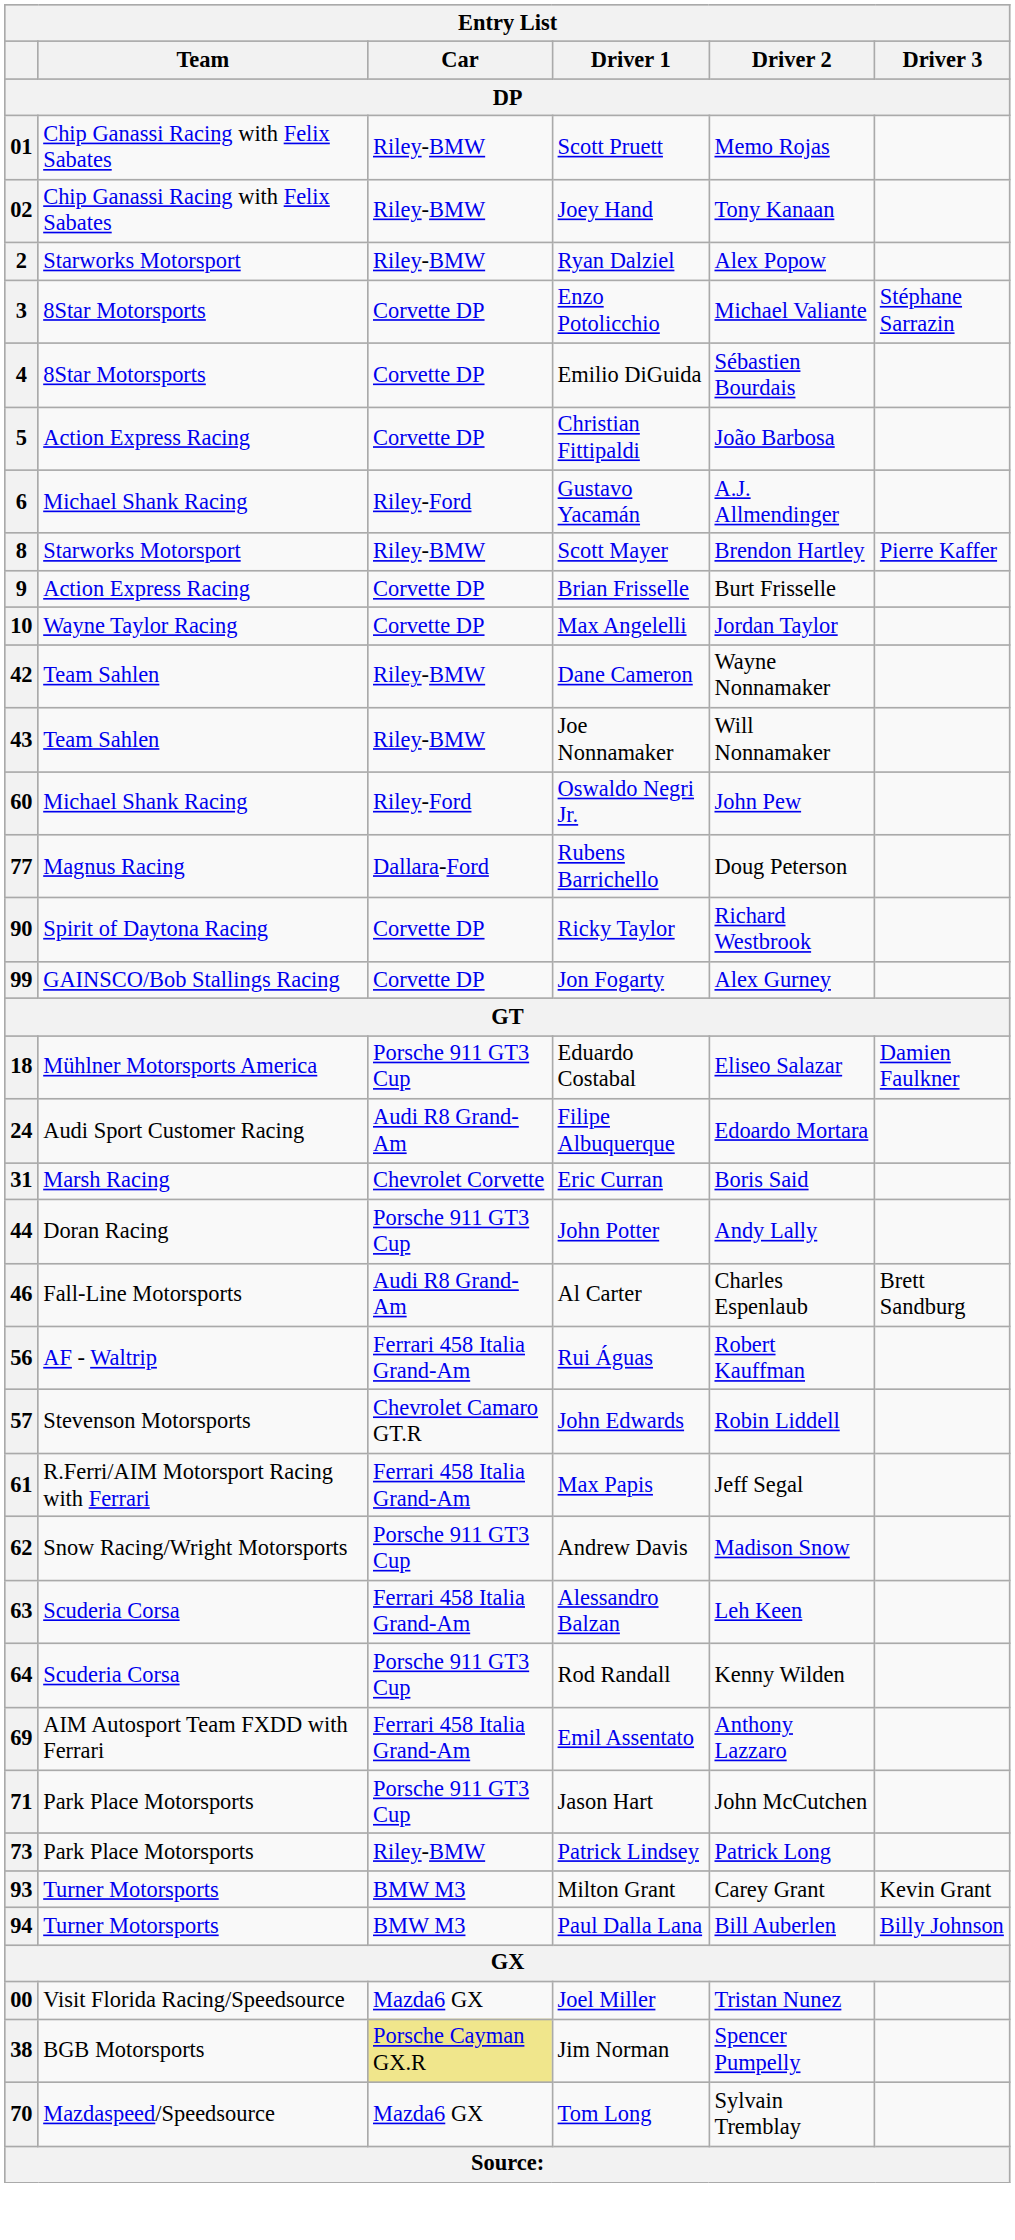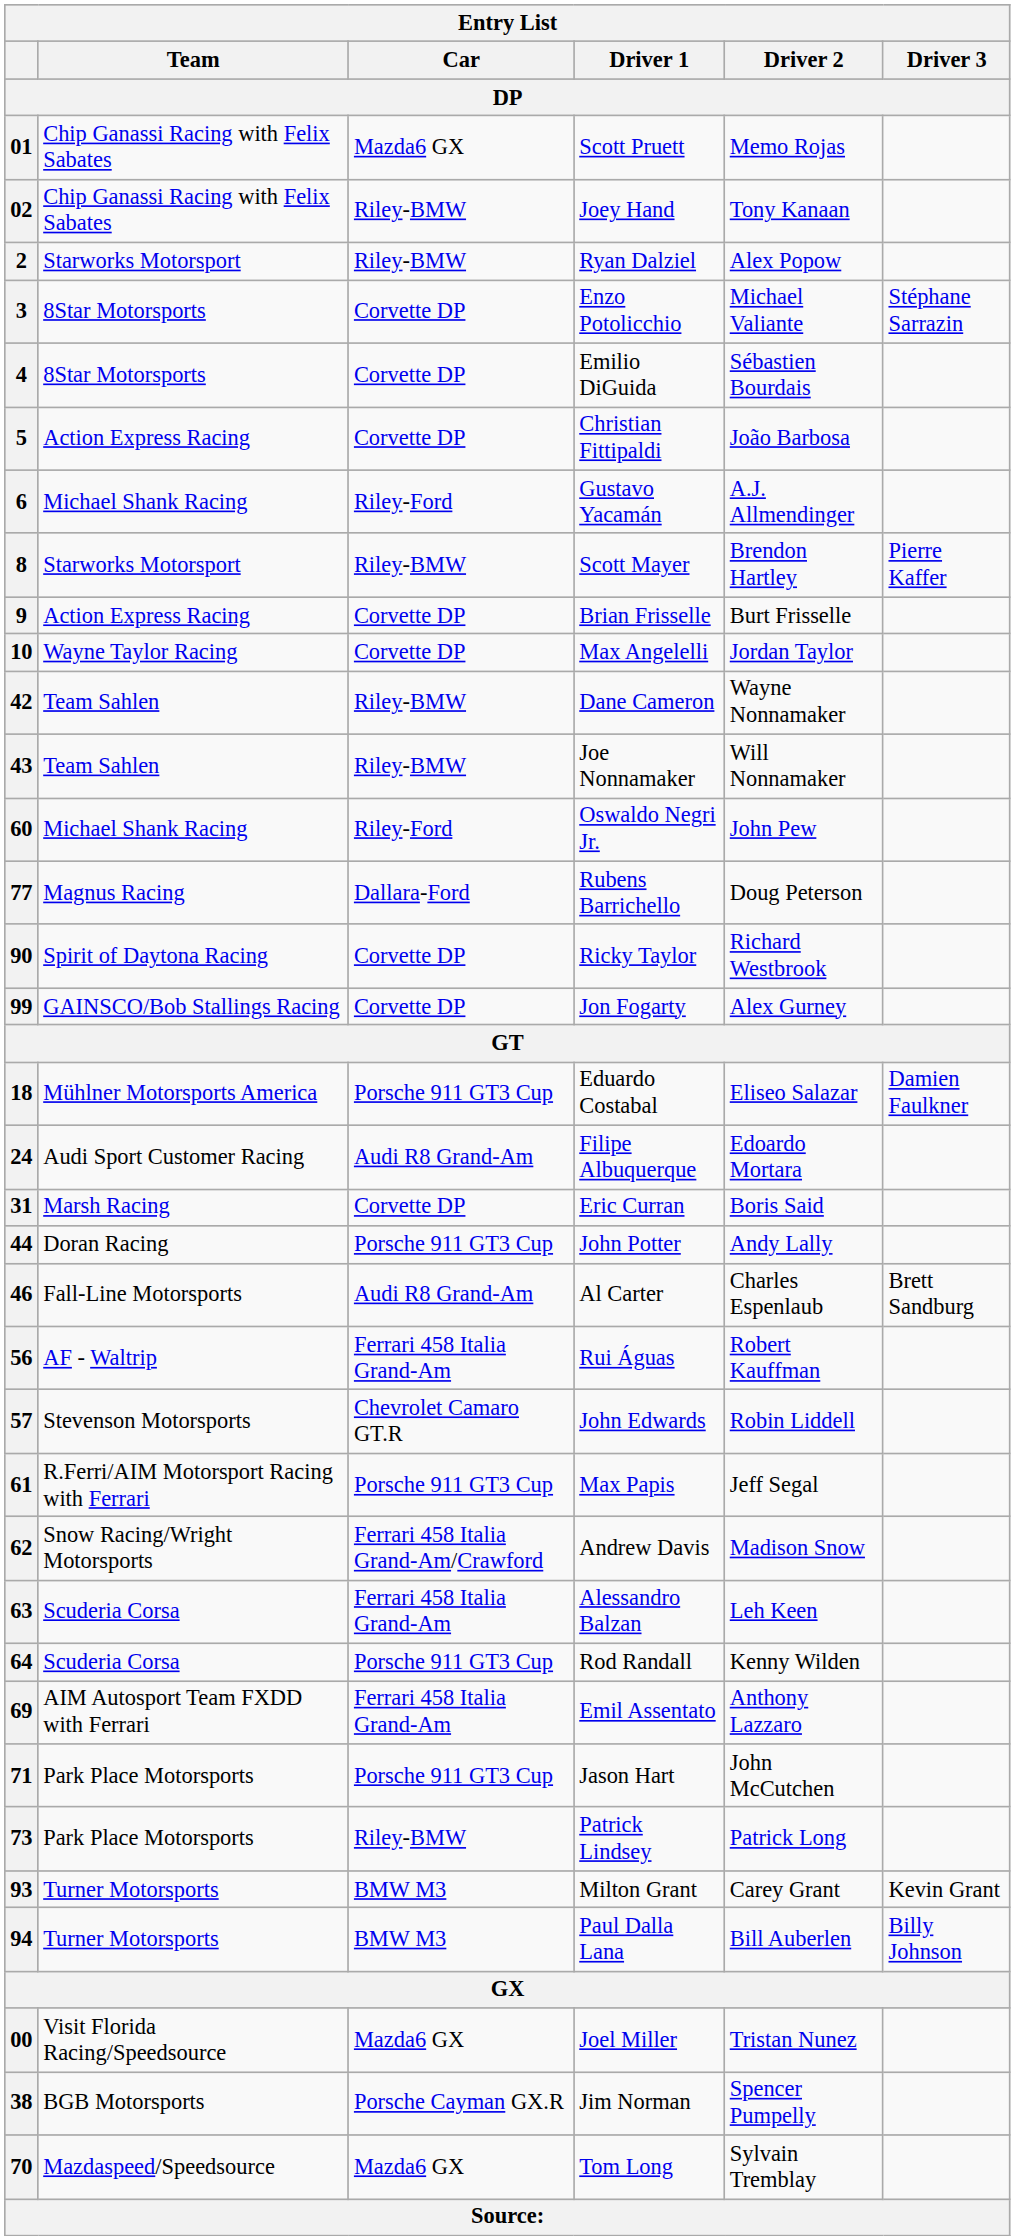(429, 146) Riley-BMW -> (409, 146) Mazda6 GX
(459, 1180) Chevrolet Corvette -> (410, 1206) Corvette DP
(449, 1484) Ferrari 458 Italia Grand-Am -> (453, 1484) Porsche 911 GT3 Cup
(451, 1547) Porsche 911 GT3 Cup -> (449, 1547) Ferrari 458 Italia Grand-Am/Crawford
(449, 2049) khaki background -> (459, 2102) no background
